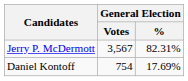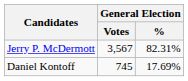(124, 66) 754 -> (124, 66) 745
